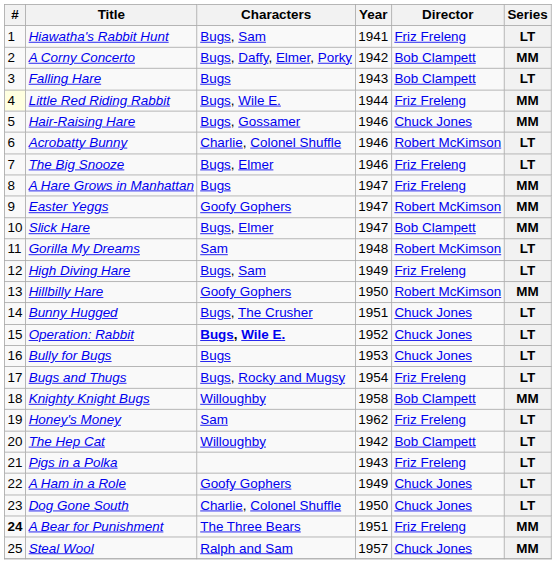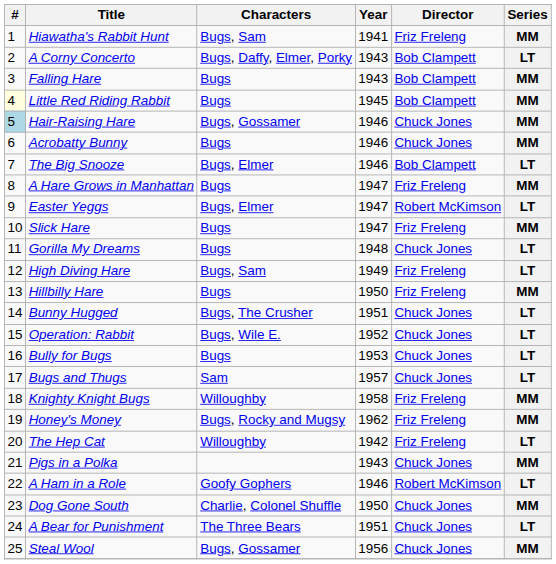(528, 36) LT -> (528, 36) MM
(373, 57) 1942 -> (373, 57) 1943
(528, 57) MM -> (528, 57) LT
(528, 79) LT -> (528, 79) MM
(241, 100) Bugs, Wile E. -> (216, 100) Bugs
(373, 100) 1944 -> (373, 100) 1945
(430, 100) Friz Freleng -> (435, 100) Bob Clampett
(11, 121) no background -> (11, 121) lightblue background
(271, 143) Charlie, Colonel Shuffle -> (216, 143) Bugs
(448, 143) Robert McKimson -> (433, 143) Chuck Jones
(528, 143) LT -> (528, 143) MM
(430, 164) Friz Freleng -> (435, 164) Bob Clampett
(246, 206) Goofy Gophers -> (237, 206) Bugs, Elmer
(528, 206) MM -> (528, 206) LT
(237, 228) Bugs, Elmer -> (216, 228) Bugs
(435, 228) Bob Clampett -> (430, 228) Friz Freleng
(214, 249) Sam -> (216, 249) Bugs
(448, 249) Robert McKimson -> (433, 249) Chuck Jones
(246, 292) Goofy Gophers -> (216, 292) Bugs
(448, 292) Robert McKimson -> (430, 292) Friz Freleng
(243, 334) bold -> (241, 334) normal
(273, 377) Bugs, Rocky and Mugsy -> (214, 377) Sam
(373, 377) 1954 -> (373, 377) 1957
(430, 377) Friz Freleng -> (433, 377) Chuck Jones
(435, 398) Bob Clampett -> (430, 398) Friz Freleng
(214, 420) Sam -> (273, 420) Bugs, Rocky and Mugsy
(528, 420) LT -> (528, 420) MM
(435, 441) Bob Clampett -> (430, 441) Friz Freleng
(430, 462) Friz Freleng -> (433, 462) Chuck Jones
(528, 462) LT -> (528, 462) MM
(373, 484) 1949 -> (373, 484) 1946
(433, 484) Chuck Jones -> (448, 484) Robert McKimson
(528, 505) LT -> (528, 505) MM
(15, 526) bold -> (15, 526) normal
(430, 526) Friz Freleng -> (433, 526) Chuck Jones
(528, 526) MM -> (528, 526) LT
(247, 548) Ralph and Sam -> (250, 548) Bugs, Gossamer
(373, 548) 1957 -> (373, 548) 1956
